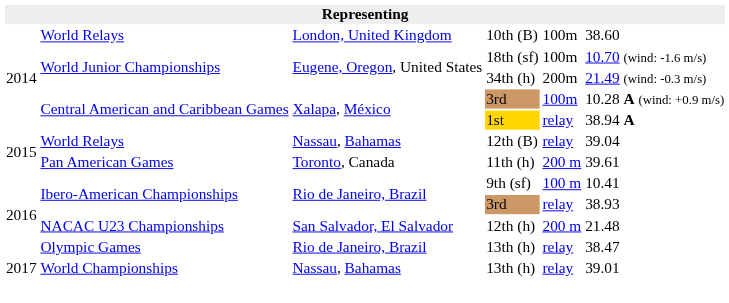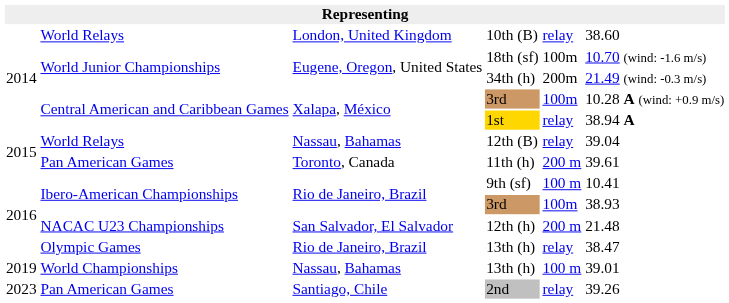(560, 35) 100m -> (558, 35) relay
(558, 204) relay -> (560, 204) 100m
(21, 267) 2017 -> (21, 267) 2019
(558, 267) relay -> (562, 267) 100 m
+ row: (107, 289)
